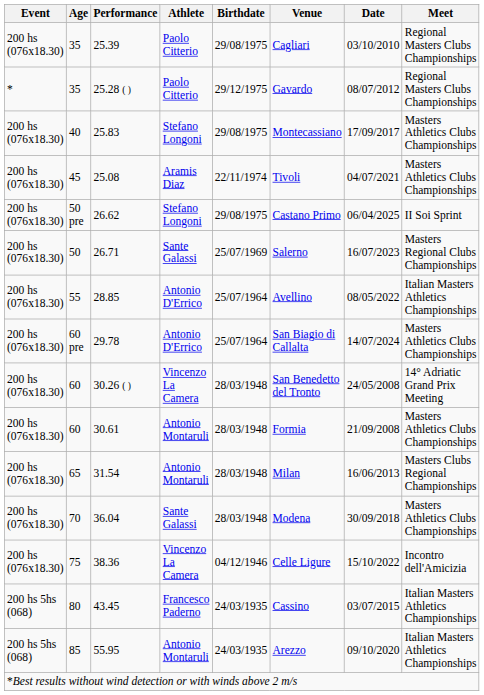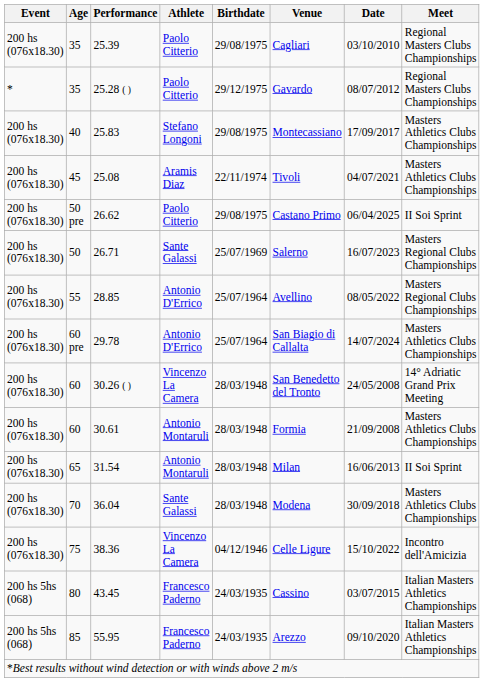(182, 215) Stefano Longoni -> (180, 215) Paolo Citterio
(441, 297) Italian Masters Athletics Championships -> (441, 297) Masters Regional Clubs Championships
(441, 473) Masters Clubs Regional Championships -> (433, 467) II Soi Sprint
(186, 650) Antonio Montaruli -> (186, 637) Francesco Paderno
